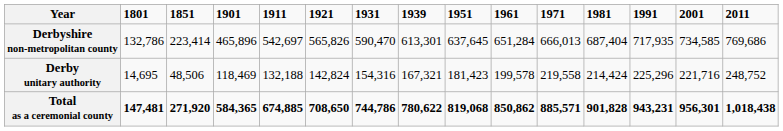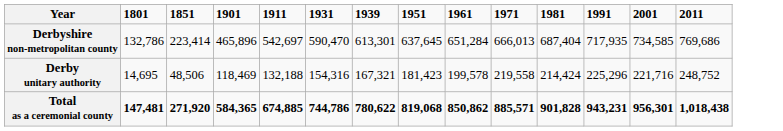- column: (321, 14)
